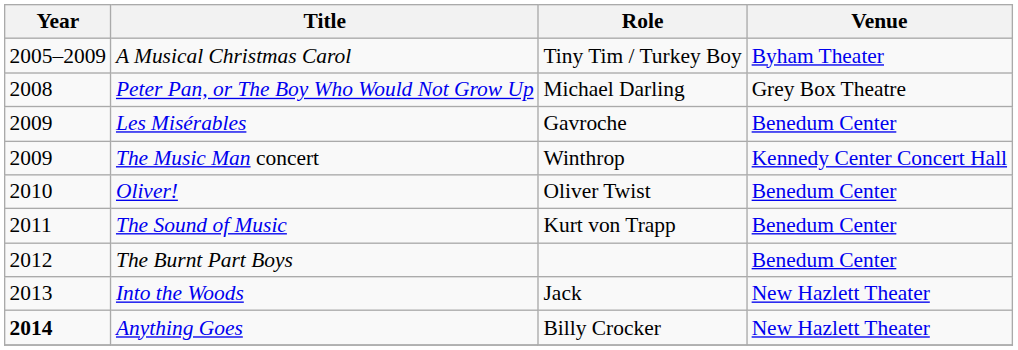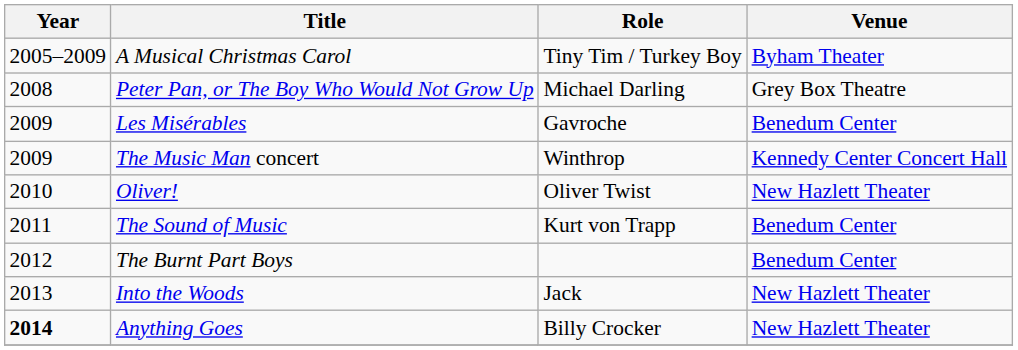(824, 191) Benedum Center -> (841, 191) New Hazlett Theater
